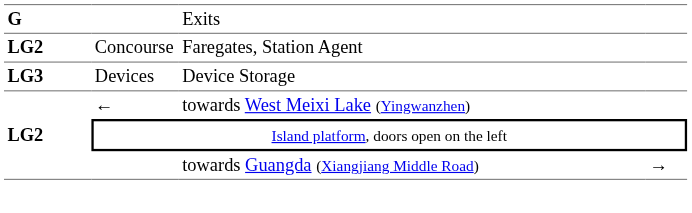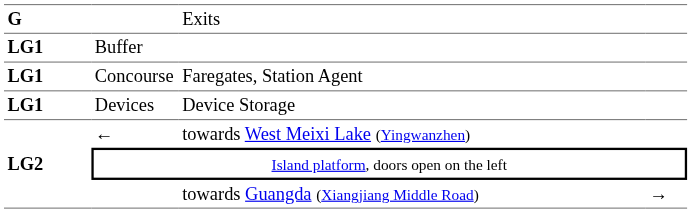+ row: (119, 47)
(25, 47) LG2 -> (25, 76) LG1
(25, 76) LG3 -> (25, 105) LG1
